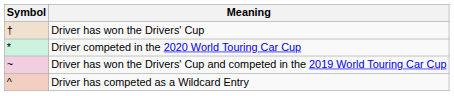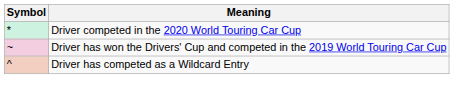- row: (128, 30)
